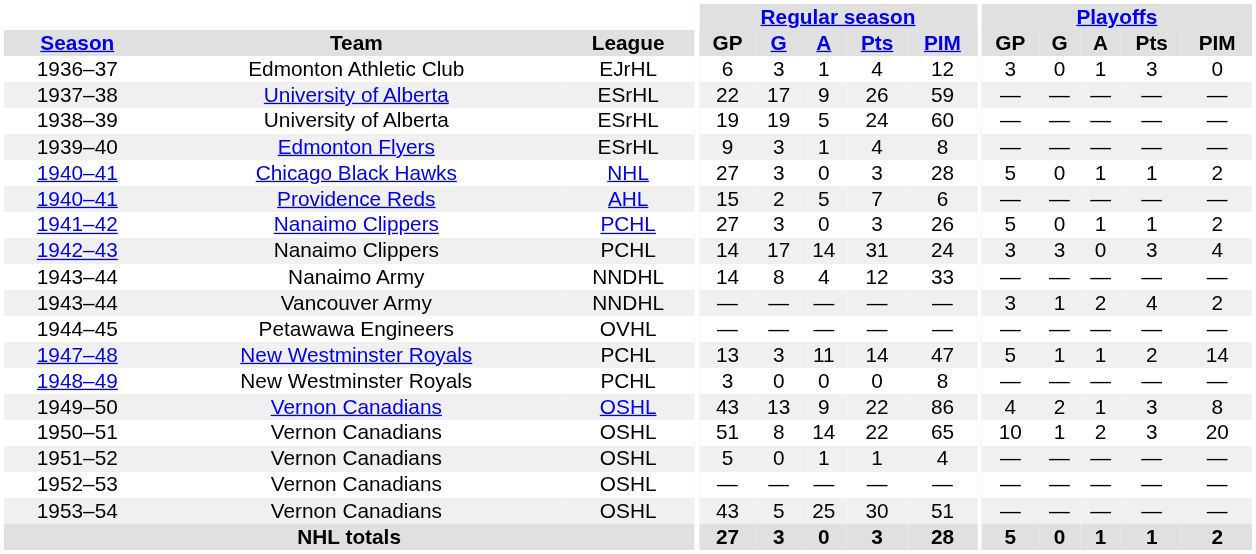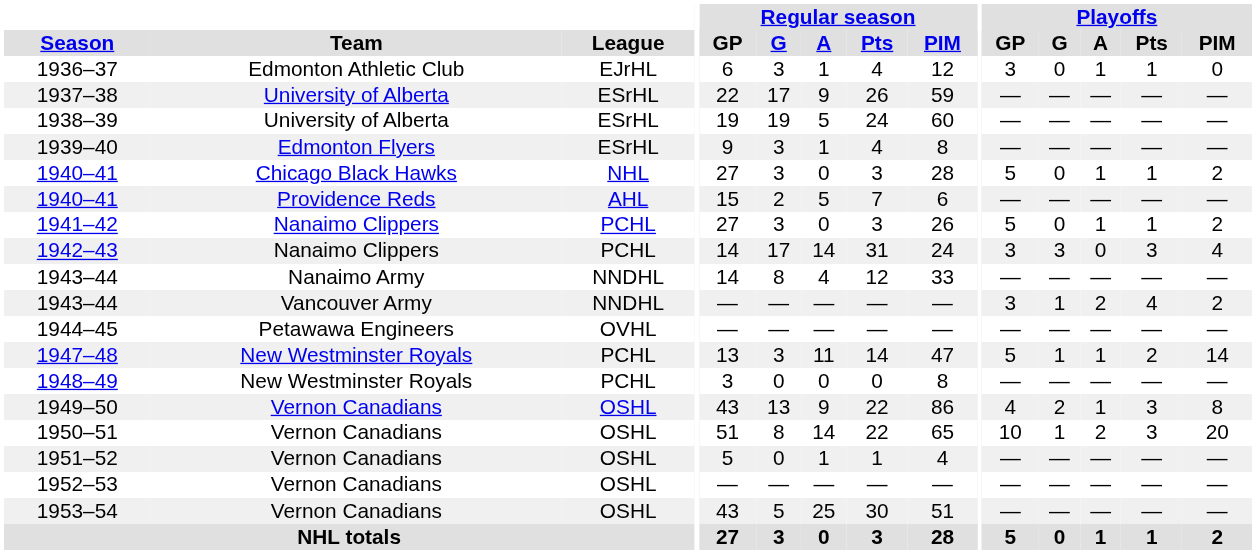(1152, 68) 3 -> (1152, 68) 1
